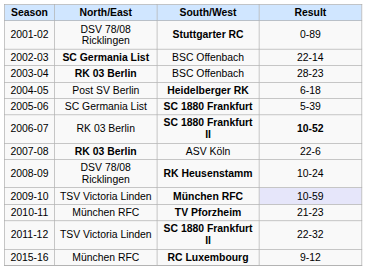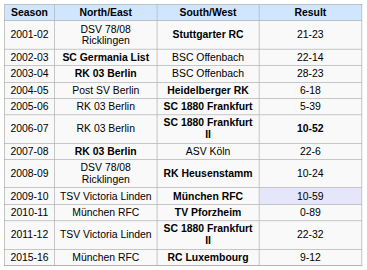(310, 35) 0-89 -> (310, 35) 21-23
(106, 106) SC Germania List -> (106, 106) RK 03 Berlin
(310, 212) 21-23 -> (310, 212) 0-89
